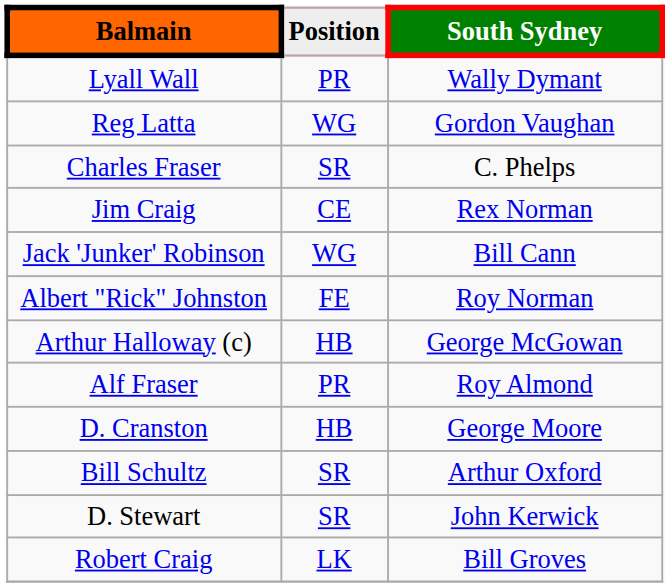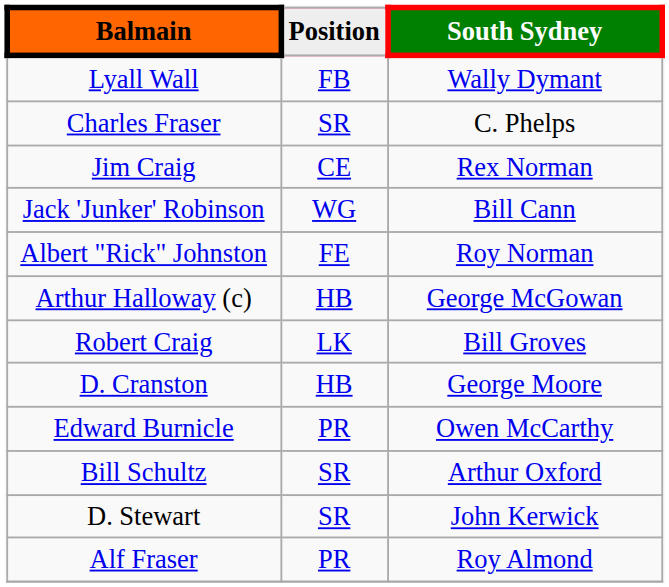(334, 77) PR -> (334, 77) FB
- row: (144, 122)
rows swapped: (144, 384) <-> (144, 559)
+ row: (144, 428)
